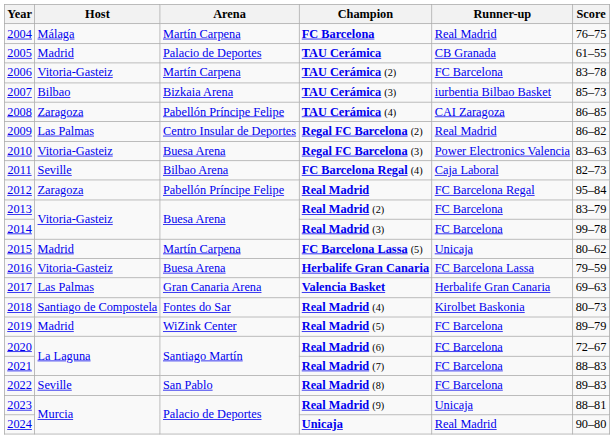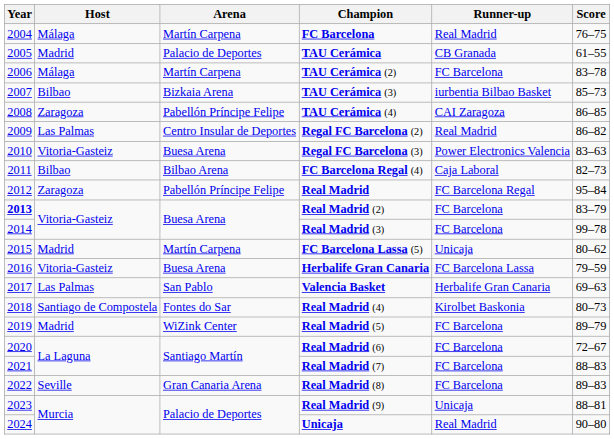(75, 72) Vitoria-Gasteiz -> (56, 72) Málaga
(55, 170) Seville -> (54, 170) Bilbao
(20, 209) normal -> (20, 209) bold
(212, 287) Gran Canaria Arena -> (188, 287) San Pablo
(188, 385) San Pablo -> (212, 385) Gran Canaria Arena
